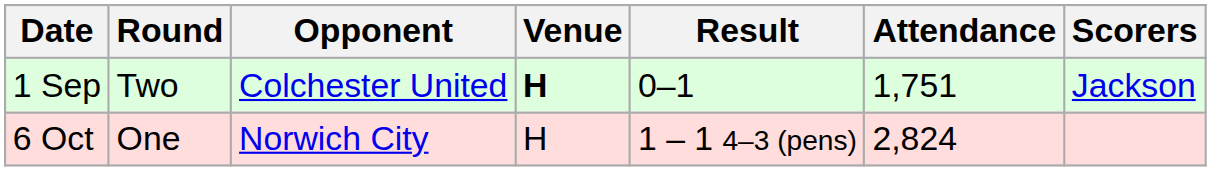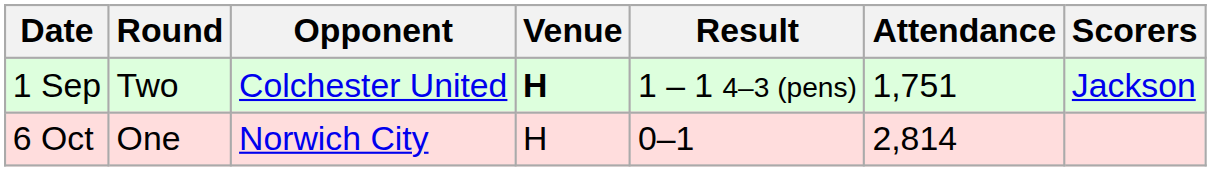(666, 84) 0–1 -> (747, 84) 1 – 1 4–3 (pens)
(747, 138) 1 – 1 4–3 (pens) -> (666, 138) 0–1
(915, 138) 2,824 -> (915, 138) 2,814
